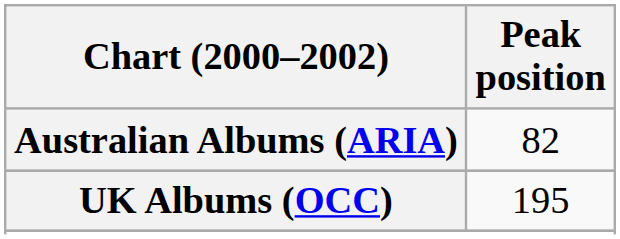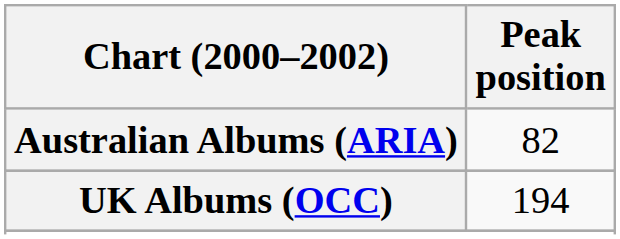(541, 199) 195 -> (541, 199) 194
